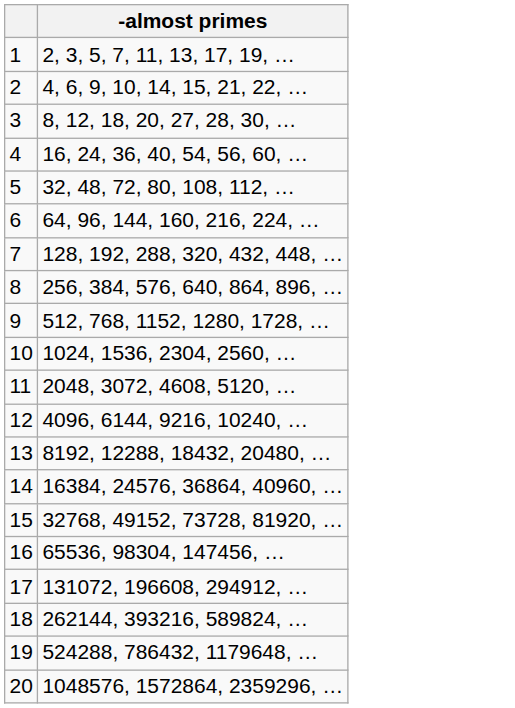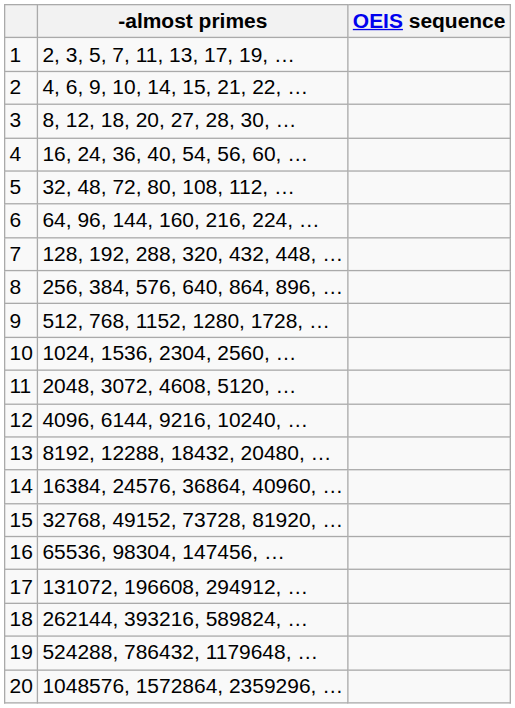+ column: (429, 21)
